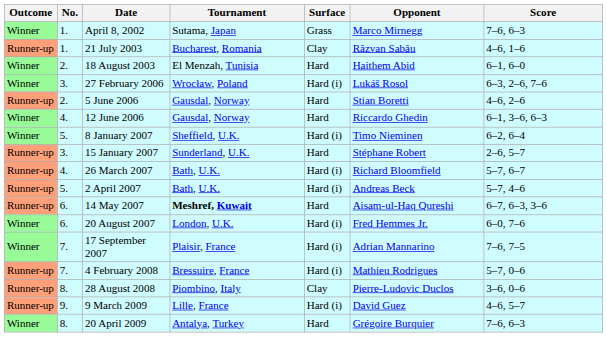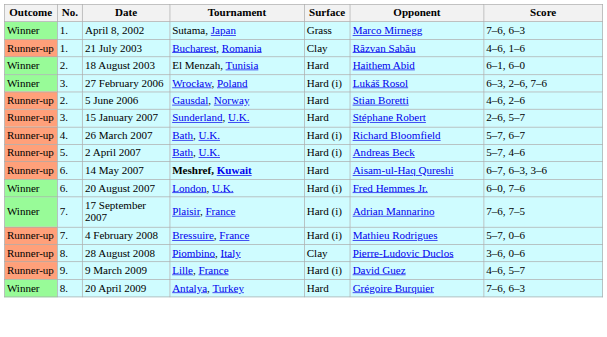- row: (114, 118)
- row: (119, 135)
